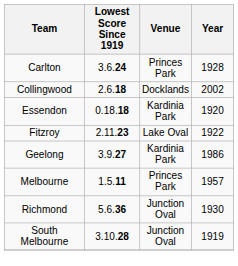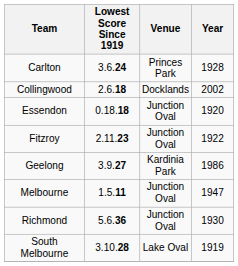(165, 111) Kardinia Park -> (165, 111) Junction Oval
(165, 133) Lake Oval -> (165, 138) Junction Oval
(165, 182) Princes Park -> (165, 193) Junction Oval
(213, 182) 1957 -> (213, 193) 1947
(165, 236) Junction Oval -> (165, 248) Lake Oval
